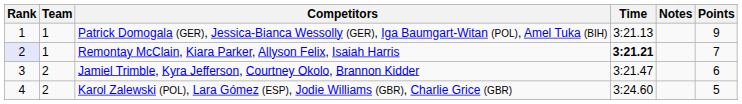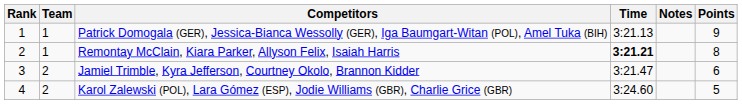(22, 52) lavender background -> (22, 52) no background
(716, 52) 7 -> (716, 52) 8
